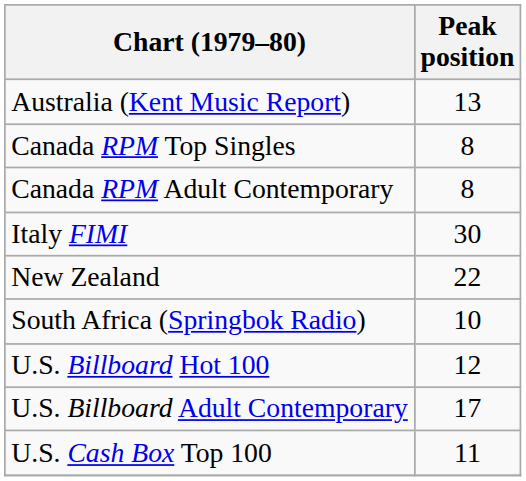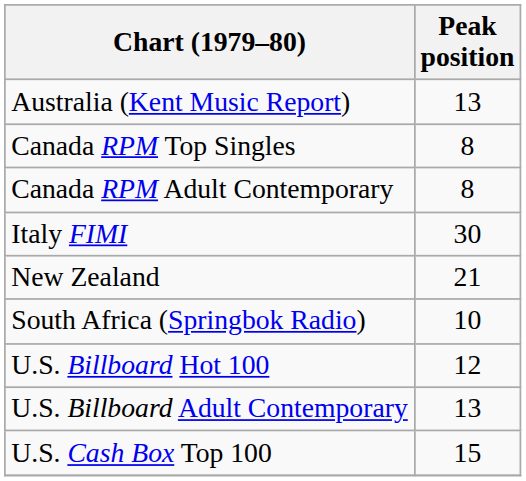(467, 277) 22 -> (467, 277) 21
(467, 408) 17 -> (467, 408) 13
(467, 452) 11 -> (467, 452) 15
